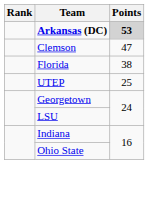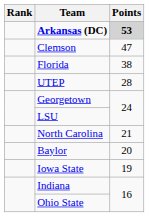(127, 82) 25 -> (127, 82) 28
+ row: (70, 133)
+ row: (52, 151)
+ row: (60, 168)
